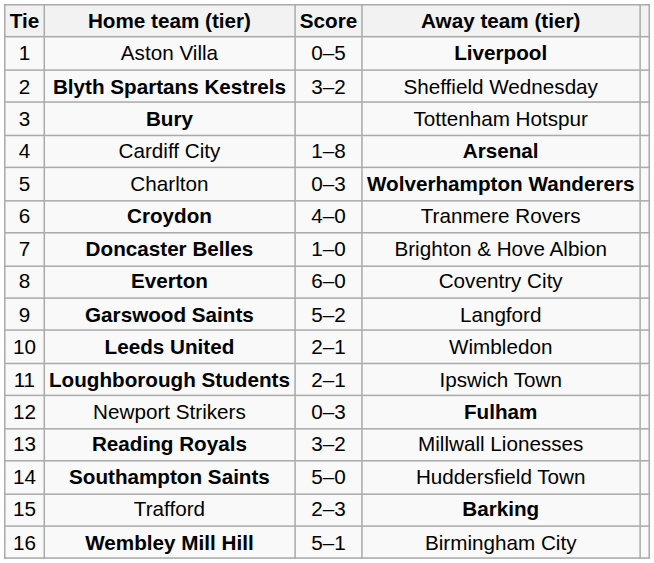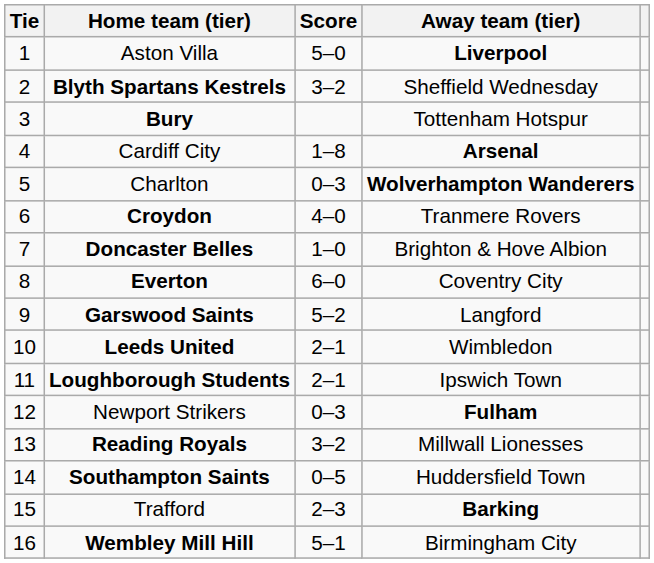(328, 53) 0–5 -> (328, 53) 5–0
(328, 477) 5–0 -> (328, 477) 0–5
